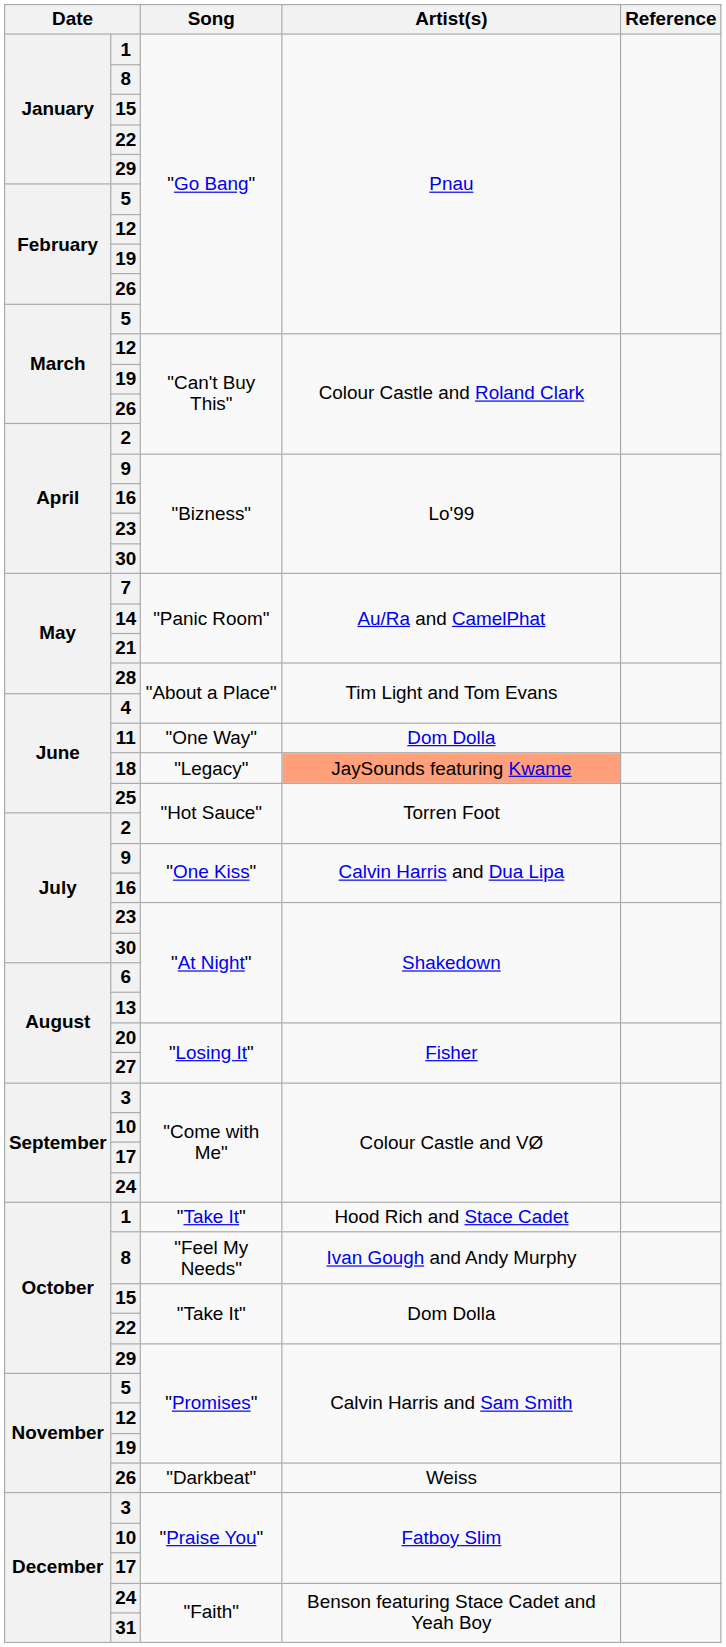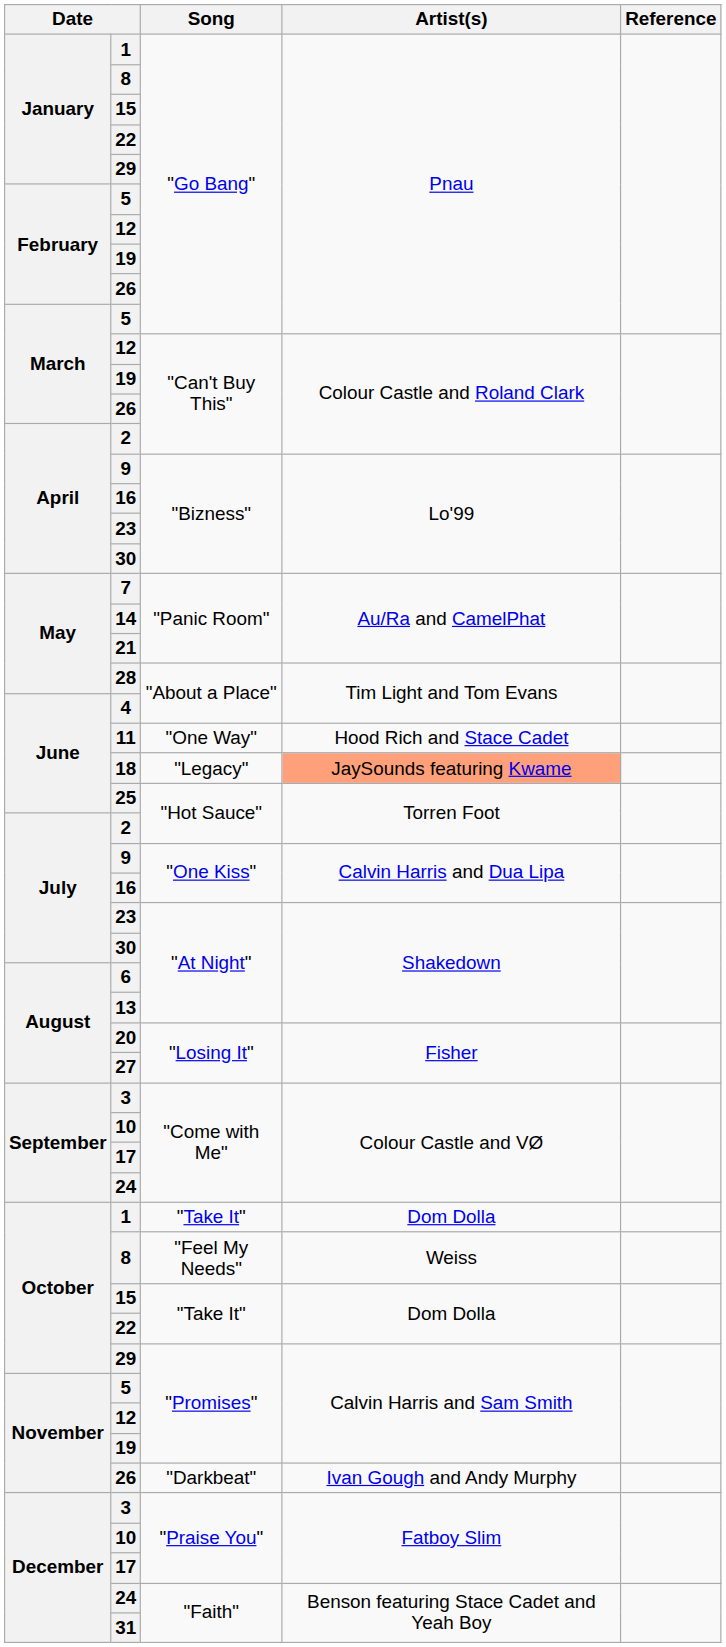(451, 738) Dom Dolla -> (451, 738) Hood Rich and Stace Cadet
(451, 1217) Hood Rich and Stace Cadet -> (451, 1217) Dom Dolla
(451, 1257) Ivan Gough and Andy Murphy -> (451, 1257) Weiss
(451, 1477) Weiss -> (451, 1477) Ivan Gough and Andy Murphy
